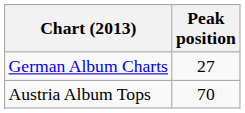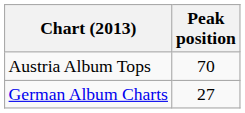rows swapped: (88, 66) <-> (80, 94)
